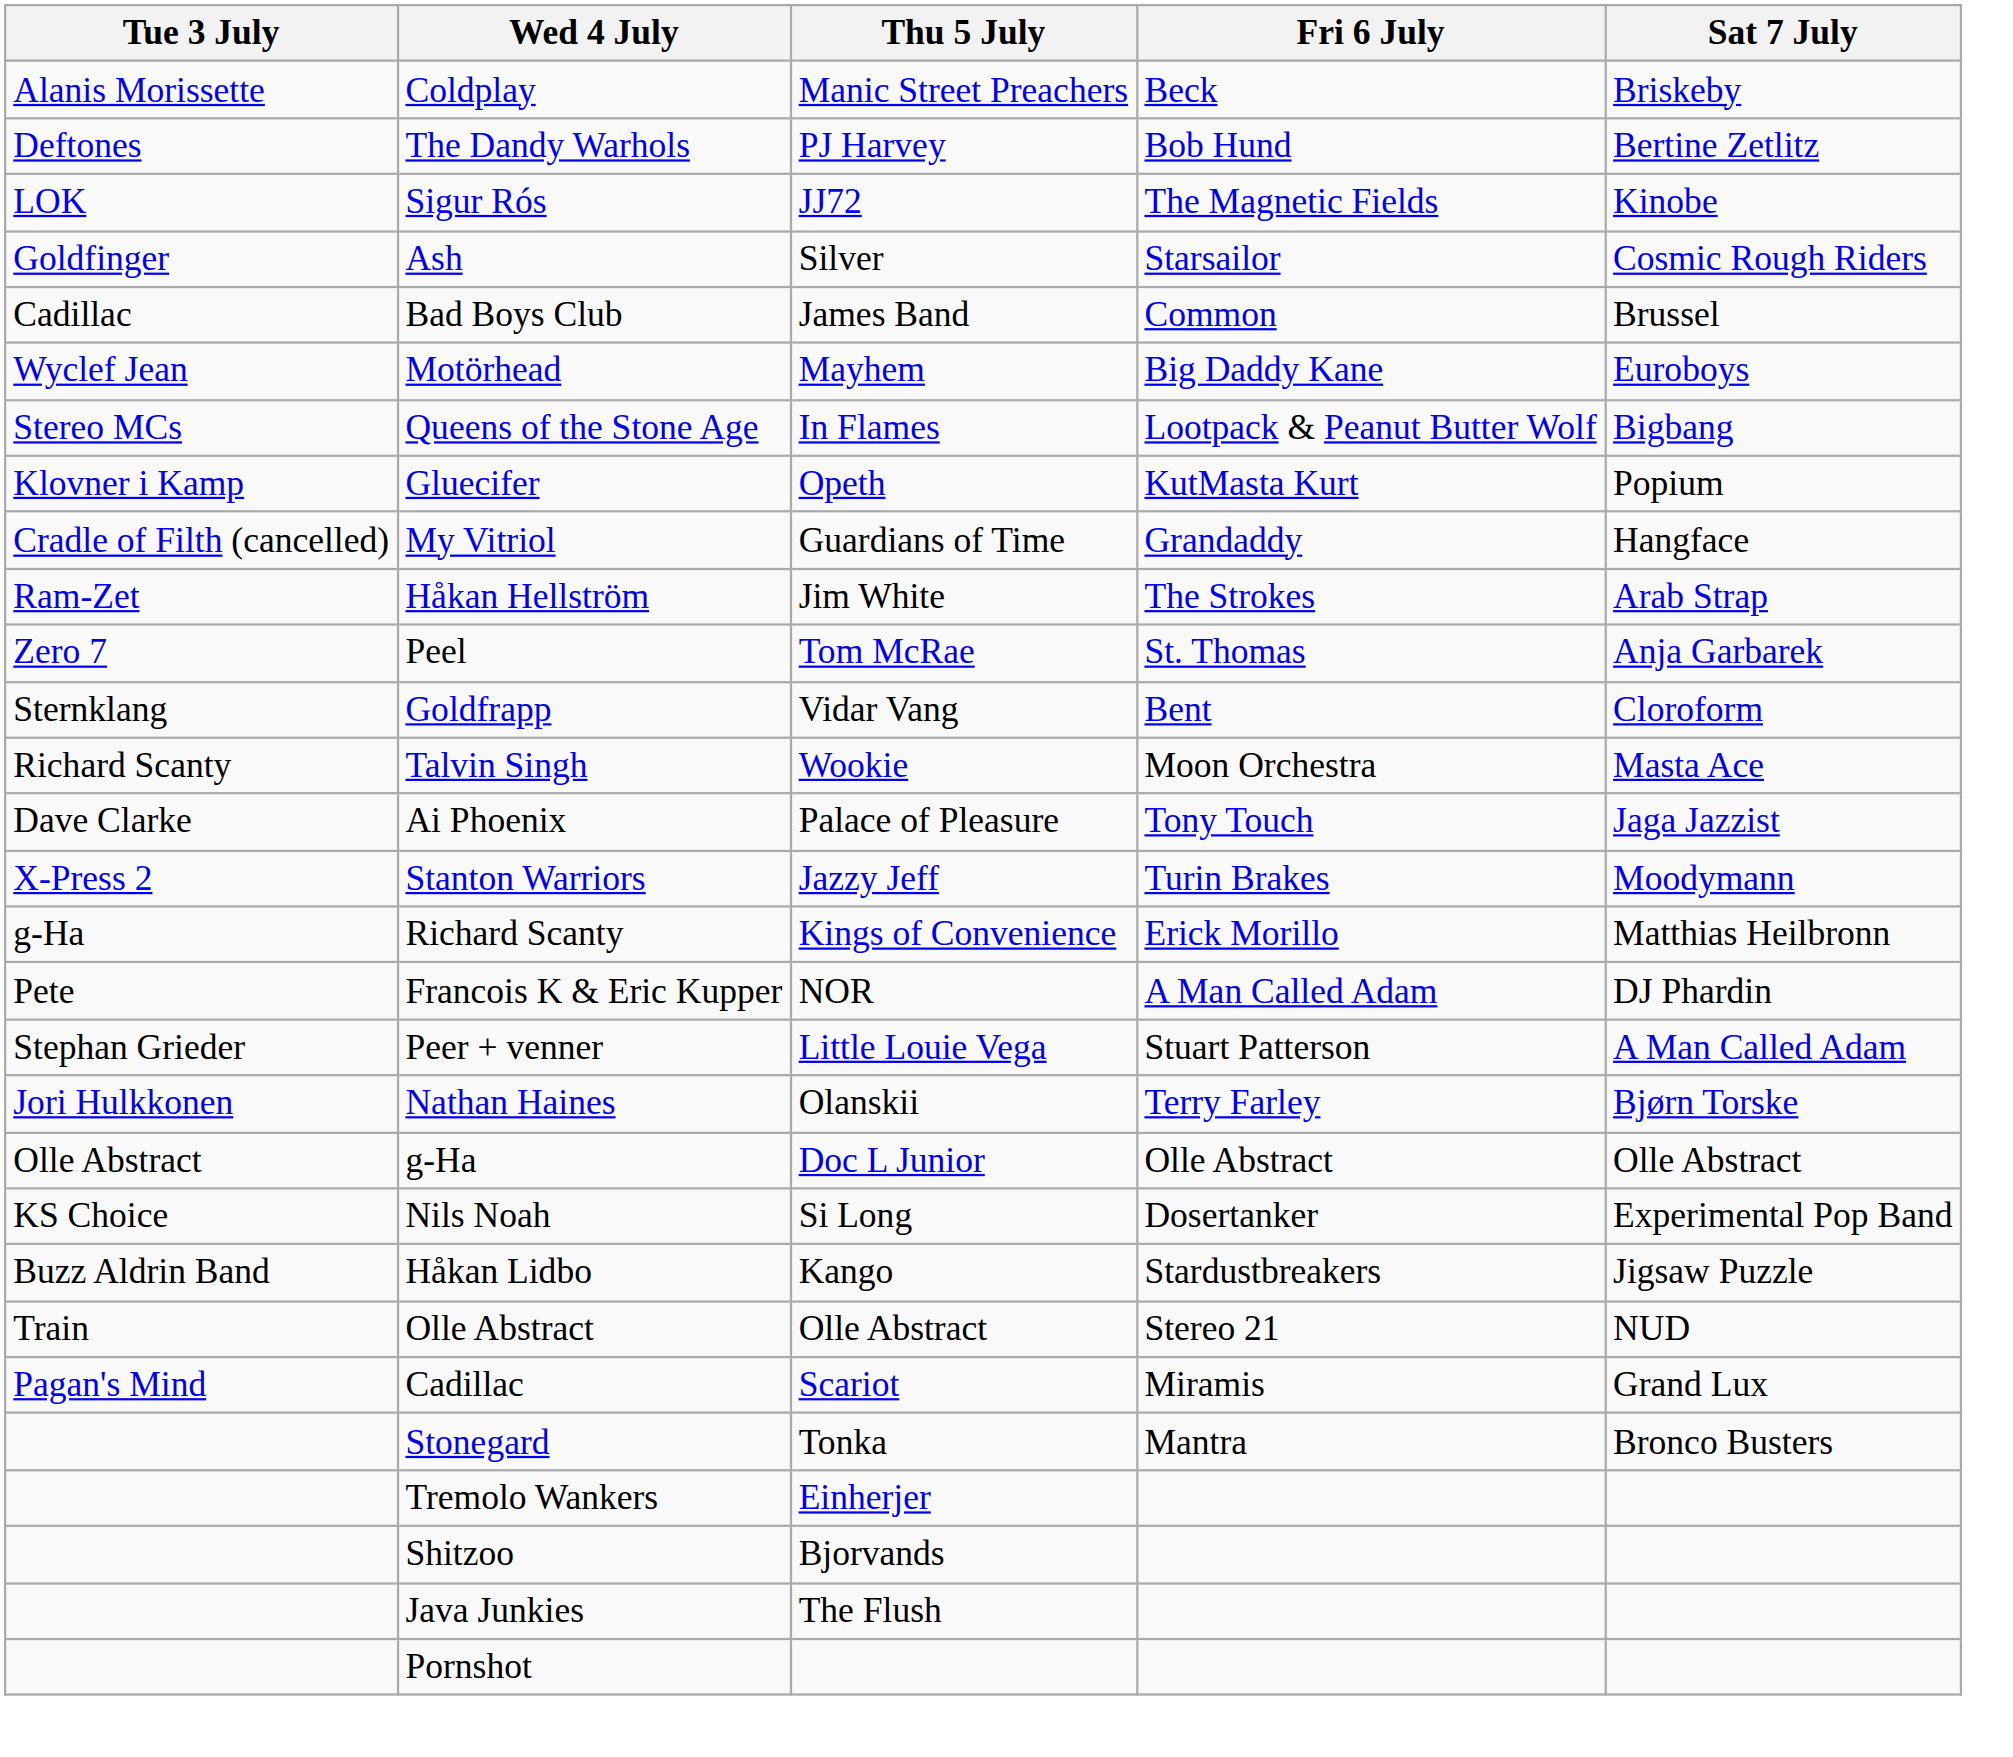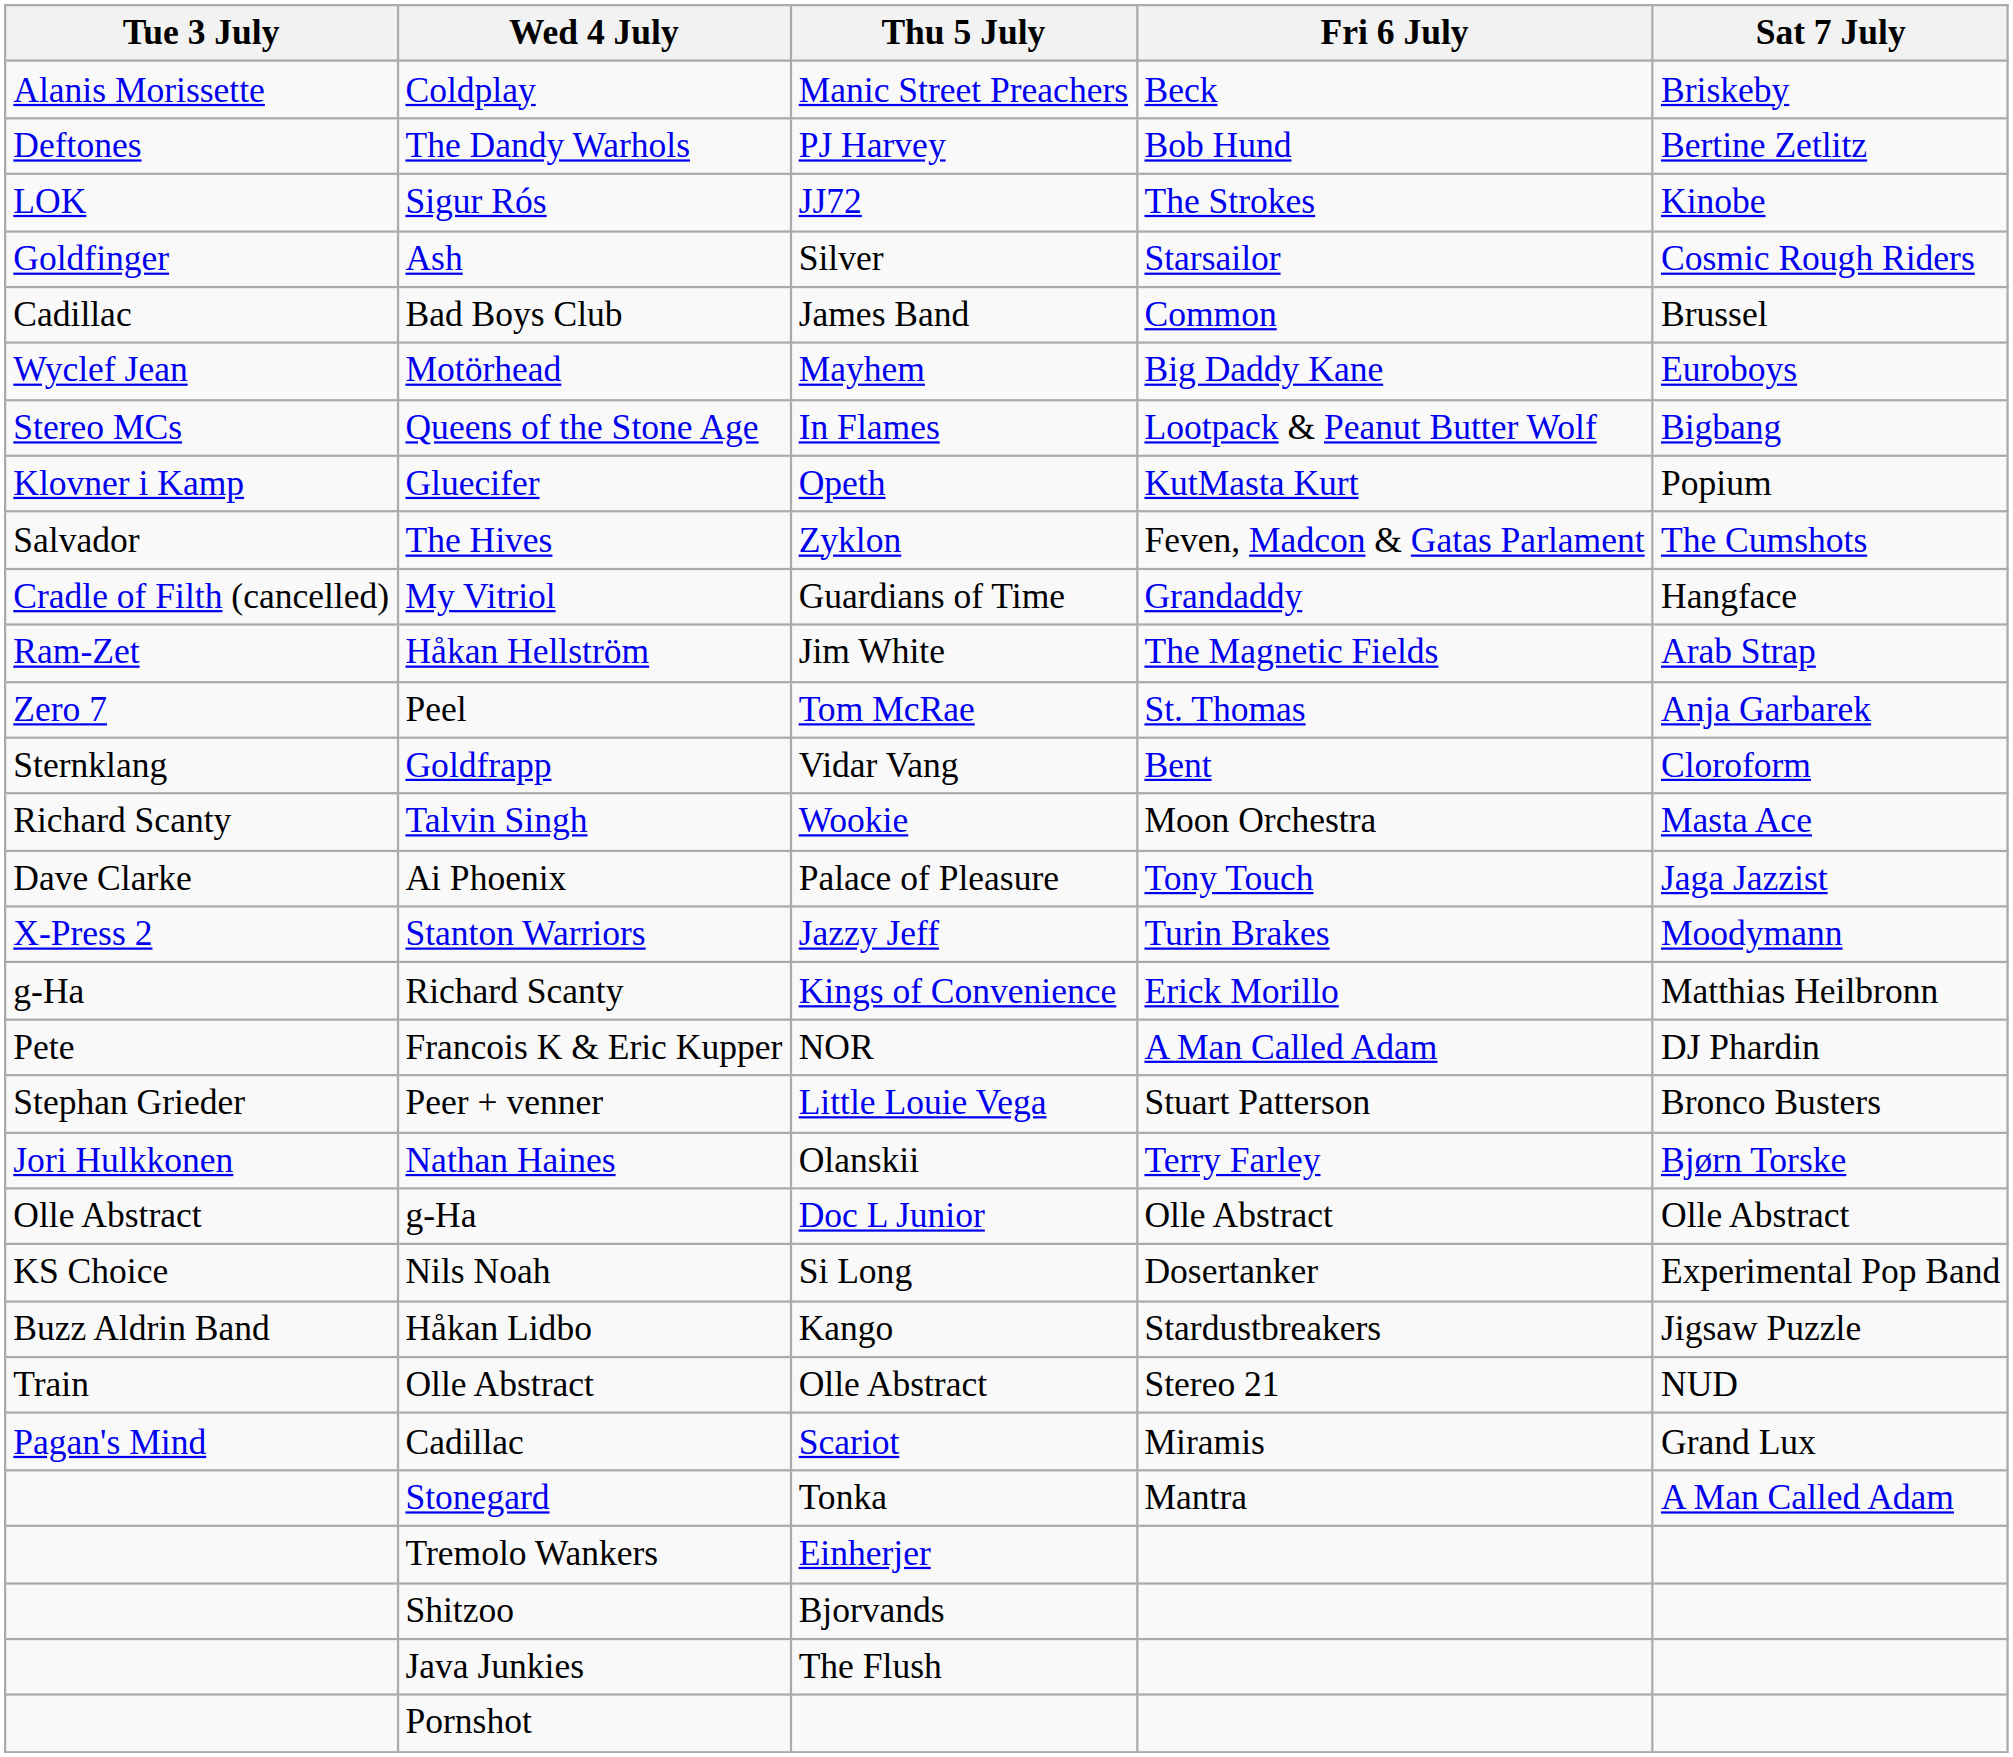(1291, 201) The Magnetic Fields -> (1230, 201) The Strokes
+ row: (479, 539)
(1230, 595) The Strokes -> (1291, 652) The Magnetic Fields
(1760, 1046) A Man Called Adam -> (1771, 1102) Bronco Busters
(1723, 1440) Bronco Busters -> (1807, 1497) A Man Called Adam
